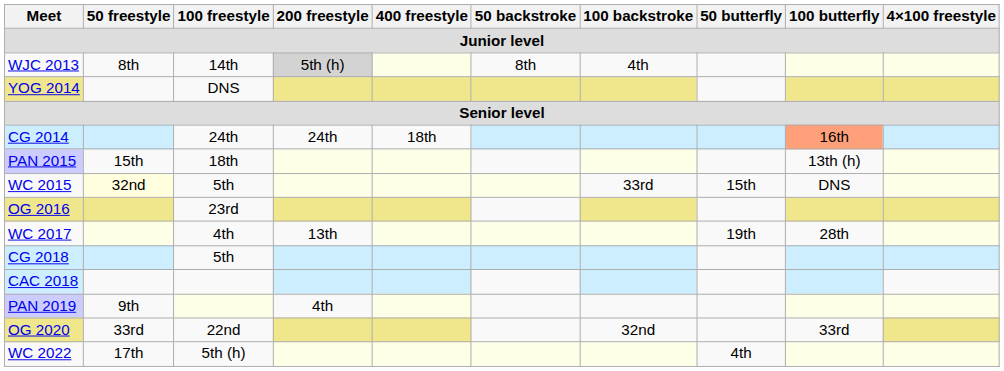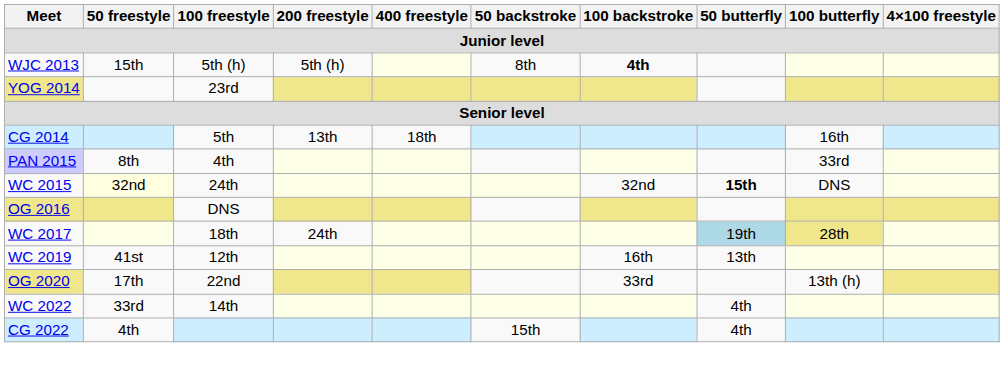(129, 64) 8th -> (129, 64) 15th
(224, 64) 14th -> (224, 64) 5th (h)
(323, 64) lightgrey background -> (323, 64) no background
(638, 64) normal -> (638, 64) bold
(224, 88) DNS -> (224, 88) 23rd
(224, 137) 24th -> (224, 137) 5th
(323, 137) 24th -> (323, 137) 13th
(834, 137) lightsalmon background -> (834, 137) no background
(129, 161) 15th -> (129, 161) 8th
(224, 161) 18th -> (224, 161) 4th
(834, 161) 13th (h) -> (834, 161) 33rd
(224, 185) 5th -> (224, 185) 24th
(638, 185) 33rd -> (638, 185) 32nd
(741, 185) normal -> (741, 185) bold
(224, 209) 23rd -> (224, 209) DNS
(224, 233) 4th -> (224, 233) 18th
(323, 233) 13th -> (323, 233) 24th
(741, 233) no background -> (741, 233) lightblue background
(834, 233) no background -> (834, 233) khaki background
- row: (38, 257)
- row: (43, 281)
+ row: (40, 257)
- row: (42, 305)
(129, 329) 33rd -> (129, 281) 17th
(638, 329) 32nd -> (638, 281) 33rd
(834, 329) 33rd -> (834, 281) 13th (h)
(129, 354) 17th -> (129, 305) 33rd
(224, 354) 5th (h) -> (224, 305) 14th
+ row: (38, 329)
